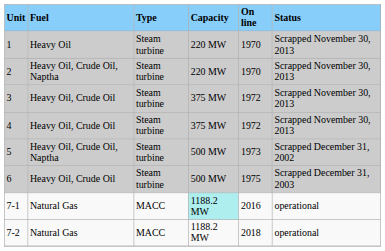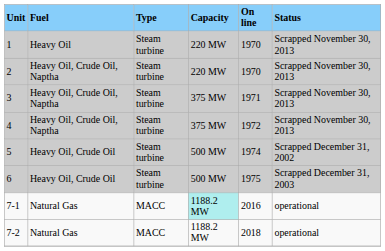(73, 98) Heavy Oil, Crude Oil -> (74, 98) Heavy Oil, Crude Oil, Naptha
(251, 98) 1972 -> (251, 98) 1971
(73, 125) Heavy Oil, Crude Oil -> (74, 125) Heavy Oil, Crude Oil, Naptha
(74, 152) Heavy Oil, Crude Oil, Naptha -> (73, 152) Heavy Oil, Crude Oil
(251, 152) 1973 -> (251, 152) 1974
